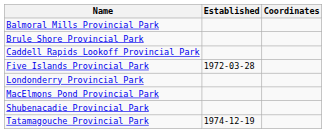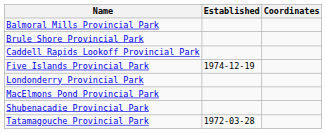(229, 66) 1972-03-28 -> (229, 66) 1974-12-19
(229, 121) 1974-12-19 -> (229, 121) 1972-03-28
